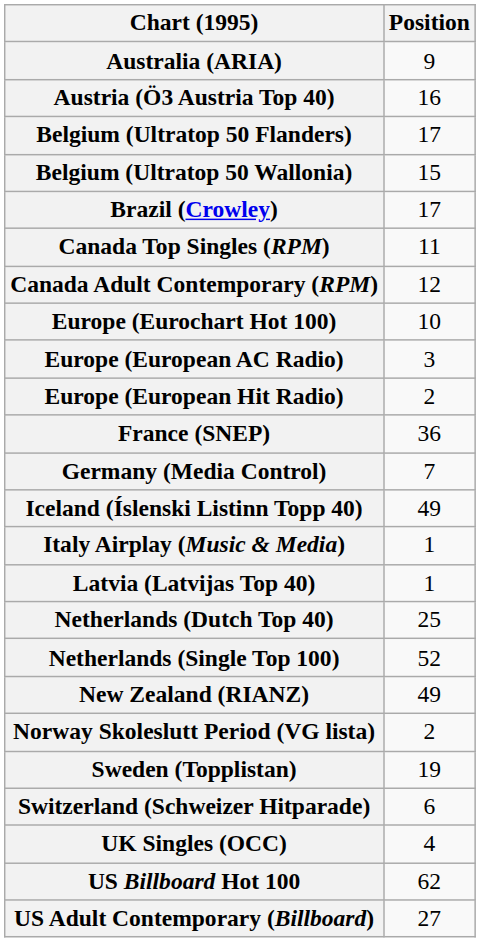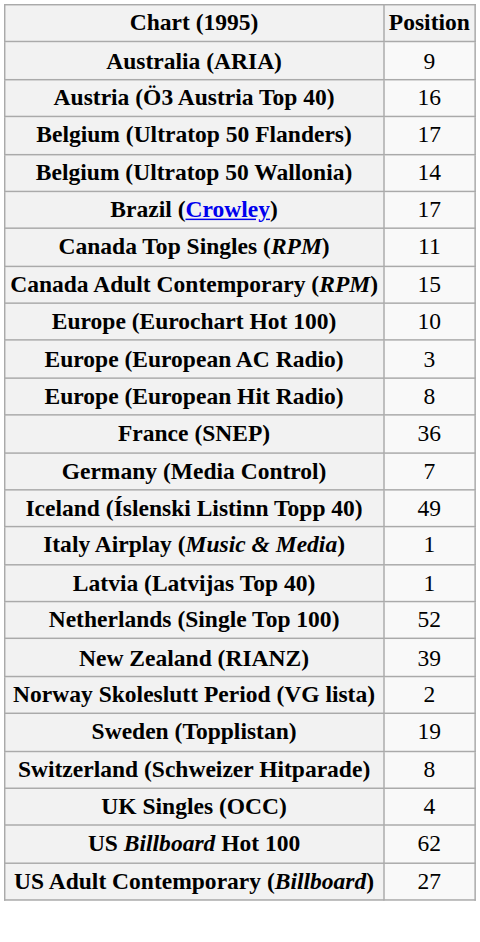(429, 172) 15 -> (429, 172) 14
(429, 284) 12 -> (429, 284) 15
(429, 396) 2 -> (429, 396) 8
- row: (194, 619)
(429, 694) 49 -> (429, 657) 39
(429, 806) 6 -> (429, 769) 8
